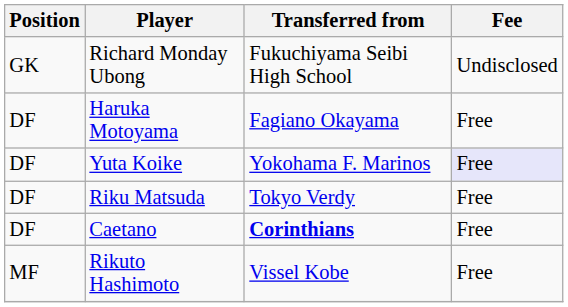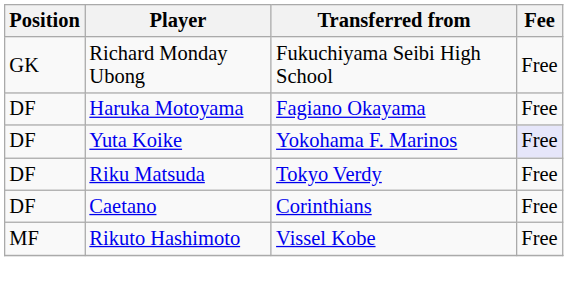(507, 64) Undisclosed -> (540, 64) Free
(302, 229) bold -> (324, 206) normal
